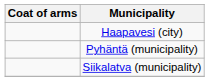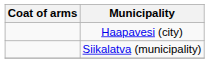- row: (142, 50)
